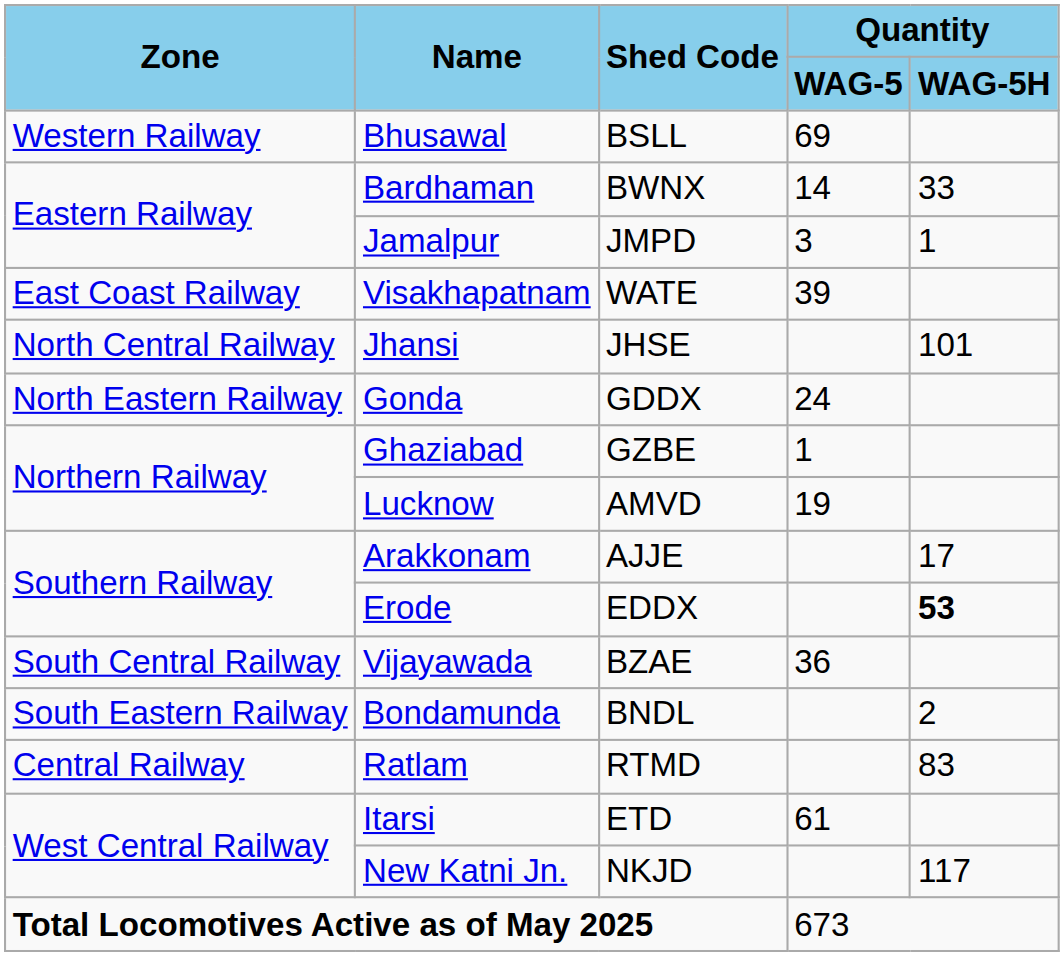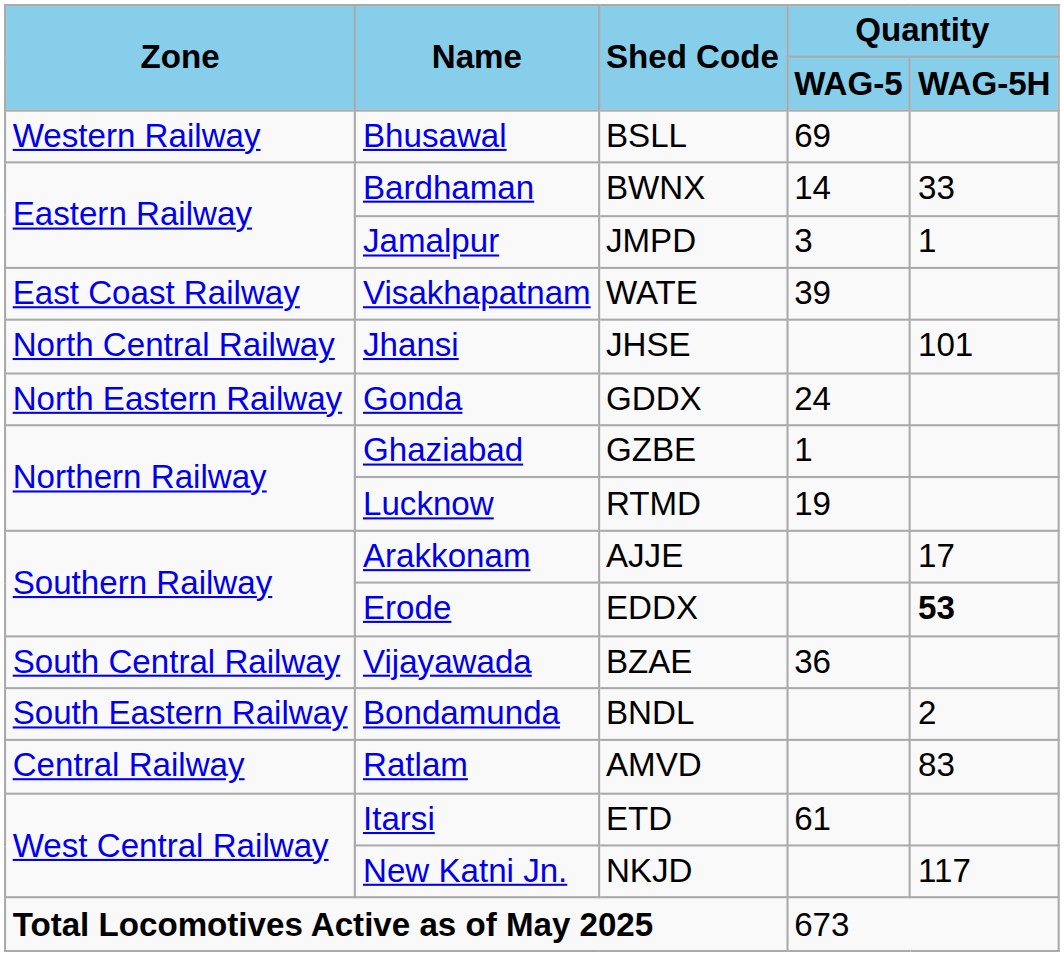(654, 503) AMVD -> (653, 503) RTMD
(653, 766) RTMD -> (654, 766) AMVD
